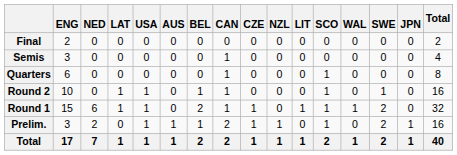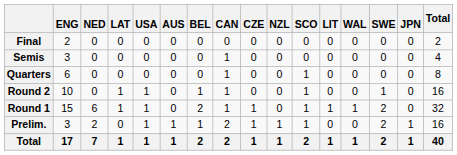columns swapped: (327, 24) <-> (303, 24)
